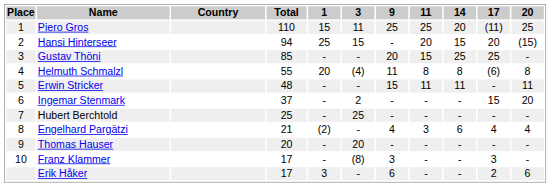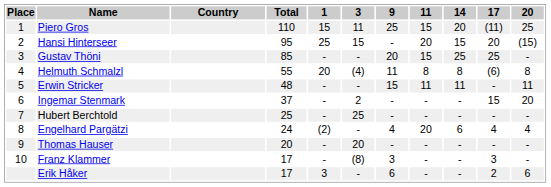(426, 27) 25 -> (426, 27) 15
(287, 42) 94 -> (287, 42) 95
(287, 130) 21 -> (287, 130) 24
(426, 130) 3 -> (426, 130) 20
